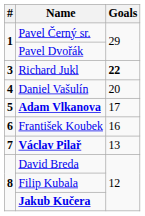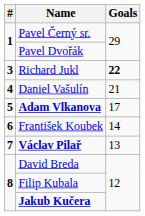(114, 88) 20 -> (114, 88) 21
(114, 126) 16 -> (114, 126) 14
